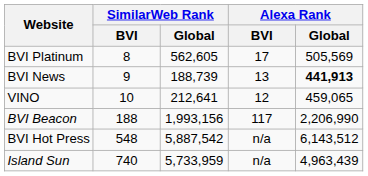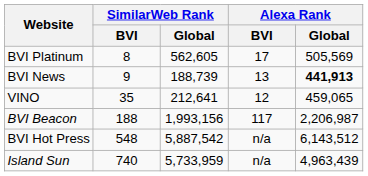(127, 98) 10 -> (127, 98) 35
(329, 118) 2,206,990 -> (329, 118) 2,206,987
